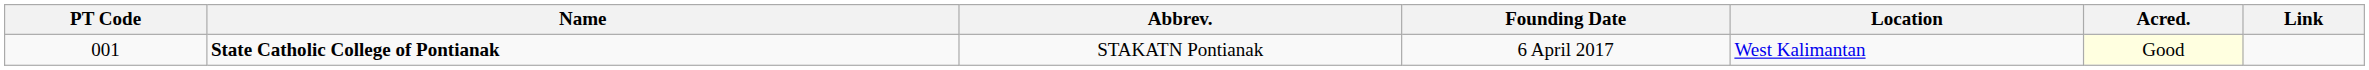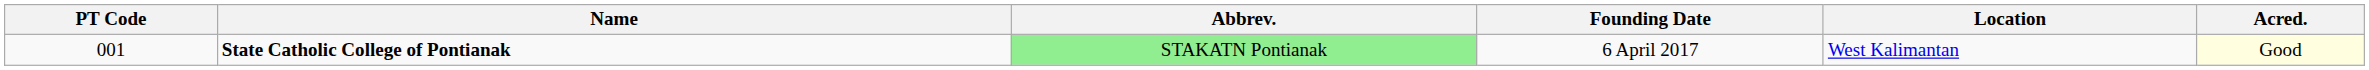- column: (2304, 19)
(1180, 49) no background -> (1244, 49) lightgreen background
